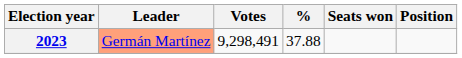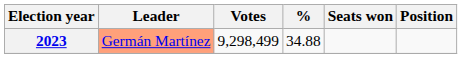(248, 41) 9,298,491 -> (248, 41) 9,298,499
(303, 41) 37.88 -> (303, 41) 34.88
